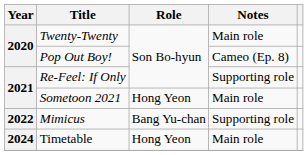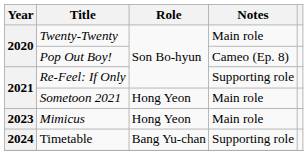(21, 118) 2022 -> (21, 118) 2023
(169, 118) Bang Yu-chan -> (161, 118) Hong Yeon
(253, 118) Supporting role -> (238, 118) Main role
(161, 139) Hong Yeon -> (169, 139) Bang Yu-chan
(238, 139) Main role -> (253, 139) Supporting role
